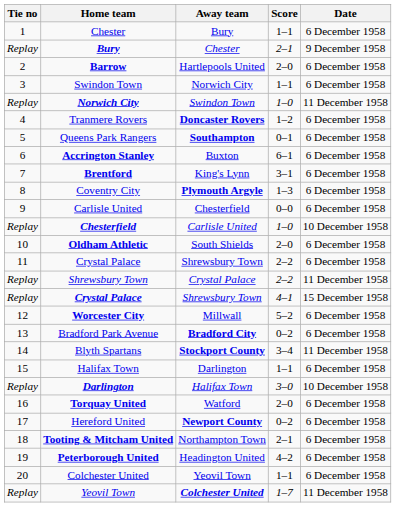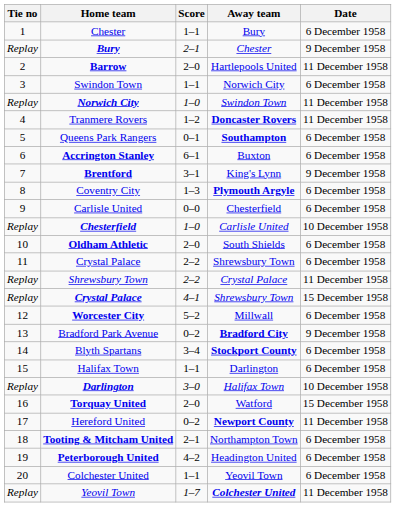columns swapped: (284, 13) <-> (222, 13)
(345, 66) 6 December 1958 -> (345, 66) 11 December 1958
(345, 119) 6 December 1958 -> (345, 119) 11 December 1958
(345, 173) 6 December 1958 -> (345, 173) 9 December 1958
(345, 333) 6 December 1958 -> (345, 333) 9 December 1958
(345, 350) 11 December 1958 -> (345, 350) 6 December 1958
(345, 404) 6 December 1958 -> (345, 404) 15 December 1958
(345, 421) 6 December 1958 -> (345, 421) 11 December 1958
